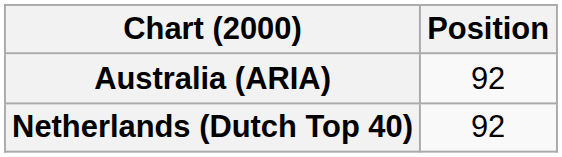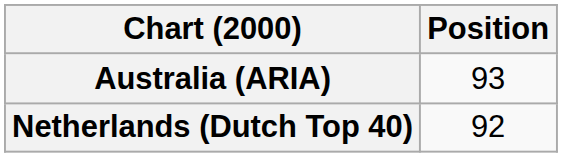(488, 77) 92 -> (488, 77) 93
